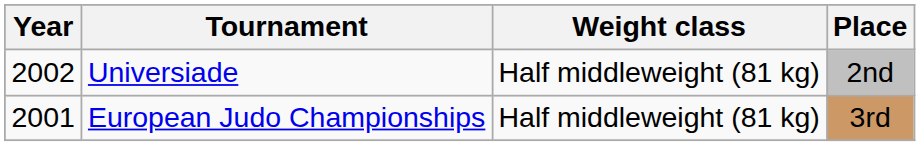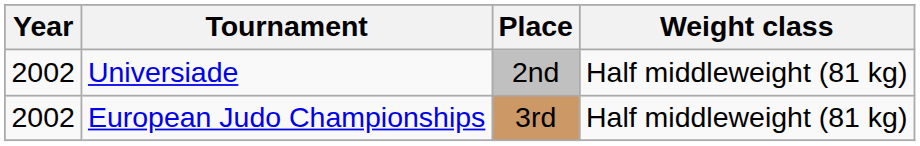columns swapped: (870, 27) <-> (659, 27)
(43, 117) 2001 -> (43, 117) 2002
